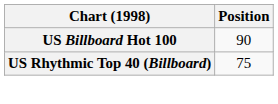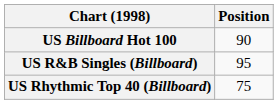+ row: (110, 63)
